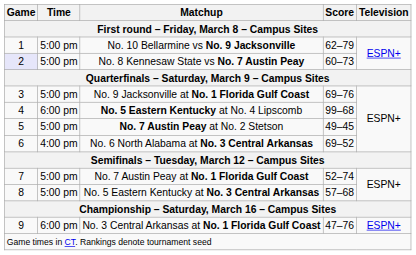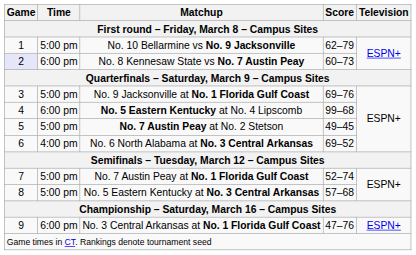(59, 62) 5:00 pm -> (59, 62) 6:00 pm
